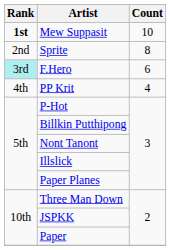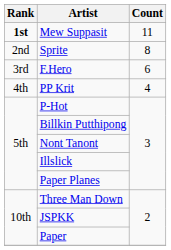(147, 32) 10 -> (147, 32) 11
(21, 69) paleturquoise background -> (21, 69) no background
